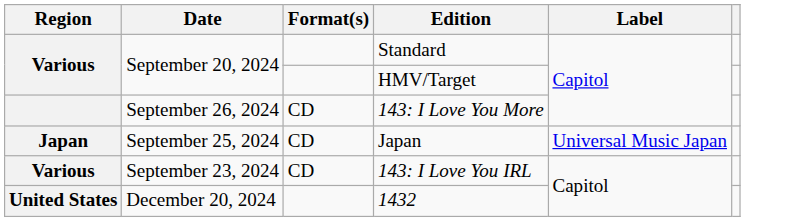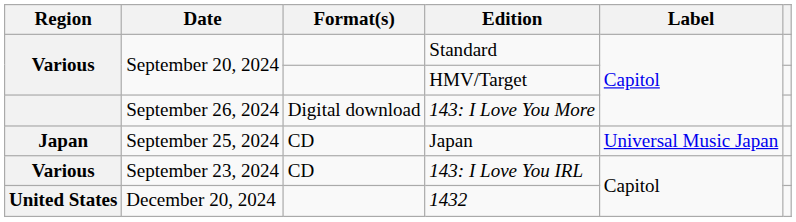(301, 110) CD -> (354, 110) Digital download
